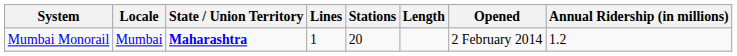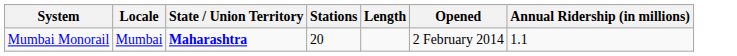- column: (326, 16)
(558, 39) 1.2 -> (519, 39) 1.1
